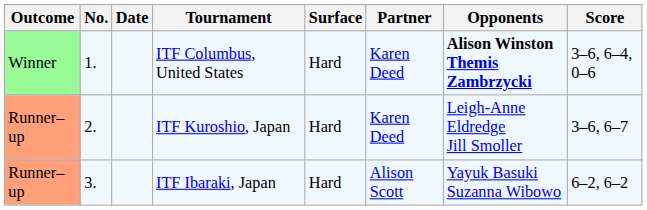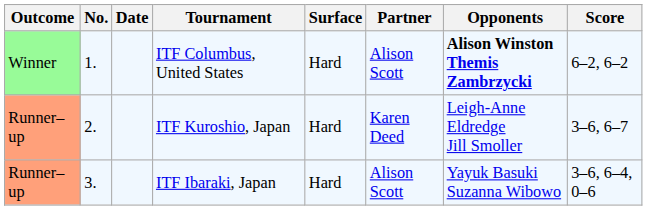(390, 62) Karen Deed -> (392, 62) Alison Scott
(602, 62) 3–6, 6–4, 0–6 -> (600, 62) 6–2, 6–2
(600, 181) 6–2, 6–2 -> (602, 181) 3–6, 6–4, 0–6
